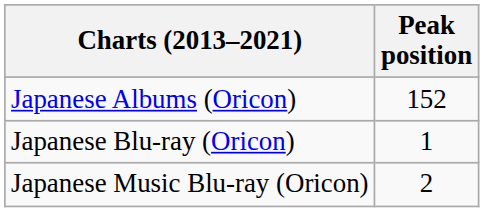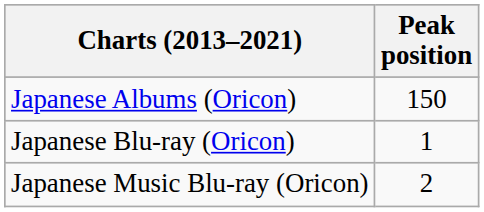(427, 98) 152 -> (427, 98) 150
